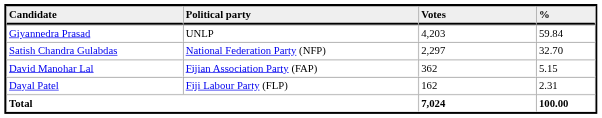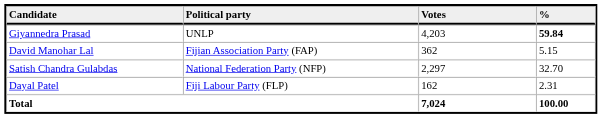(551, 33) normal -> (551, 33) bold
rows swapped: (63, 51) <-> (51, 68)
